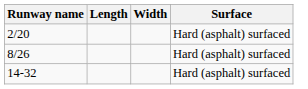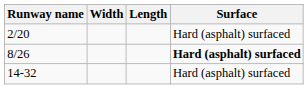columns swapped: (109, 14) <-> (150, 14)
(232, 53) normal -> (237, 53) bold
